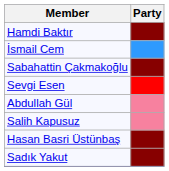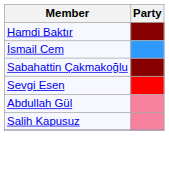- row: (64, 140)
- row: (37, 158)
